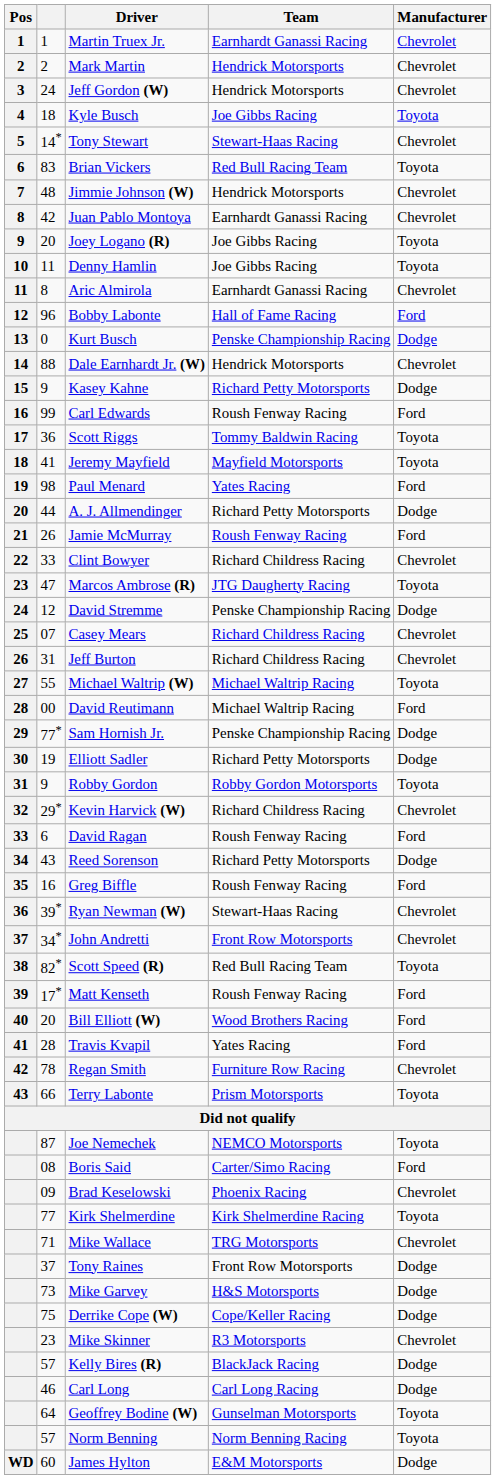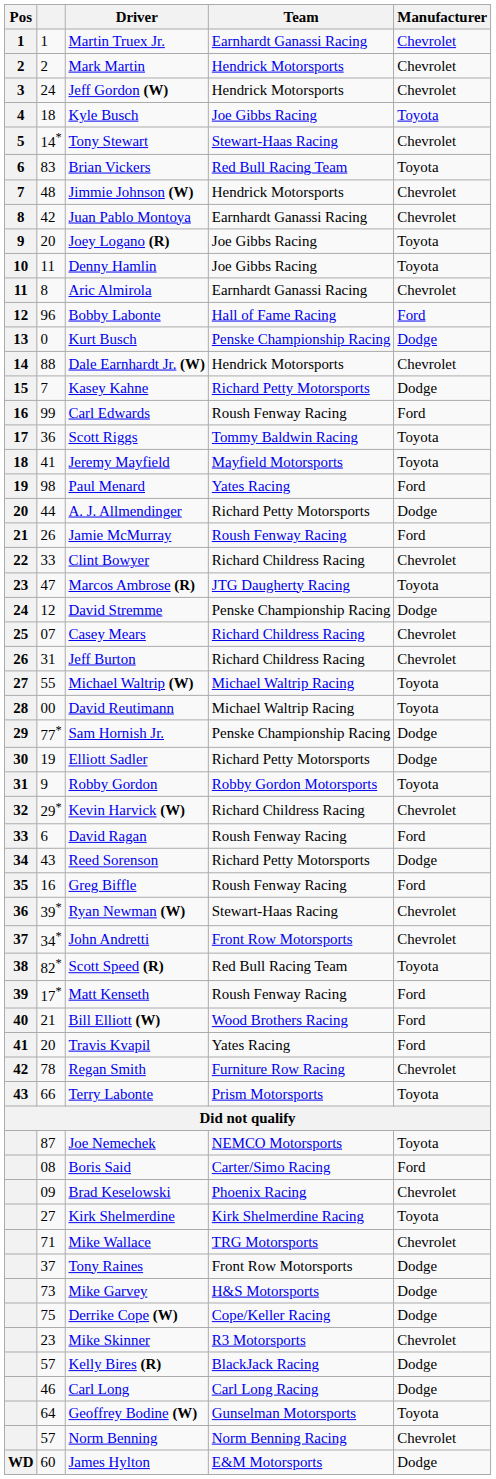(44, 388) 9 -> (44, 388) 7
(411, 707) Ford -> (418, 707) Toyota
(48, 1020) 20 -> (48, 1020) 21
(48, 1044) 28 -> (48, 1044) 20
(48, 1216) 77 -> (48, 1216) 27
(418, 1437) Toyota -> (427, 1437) Chevrolet
